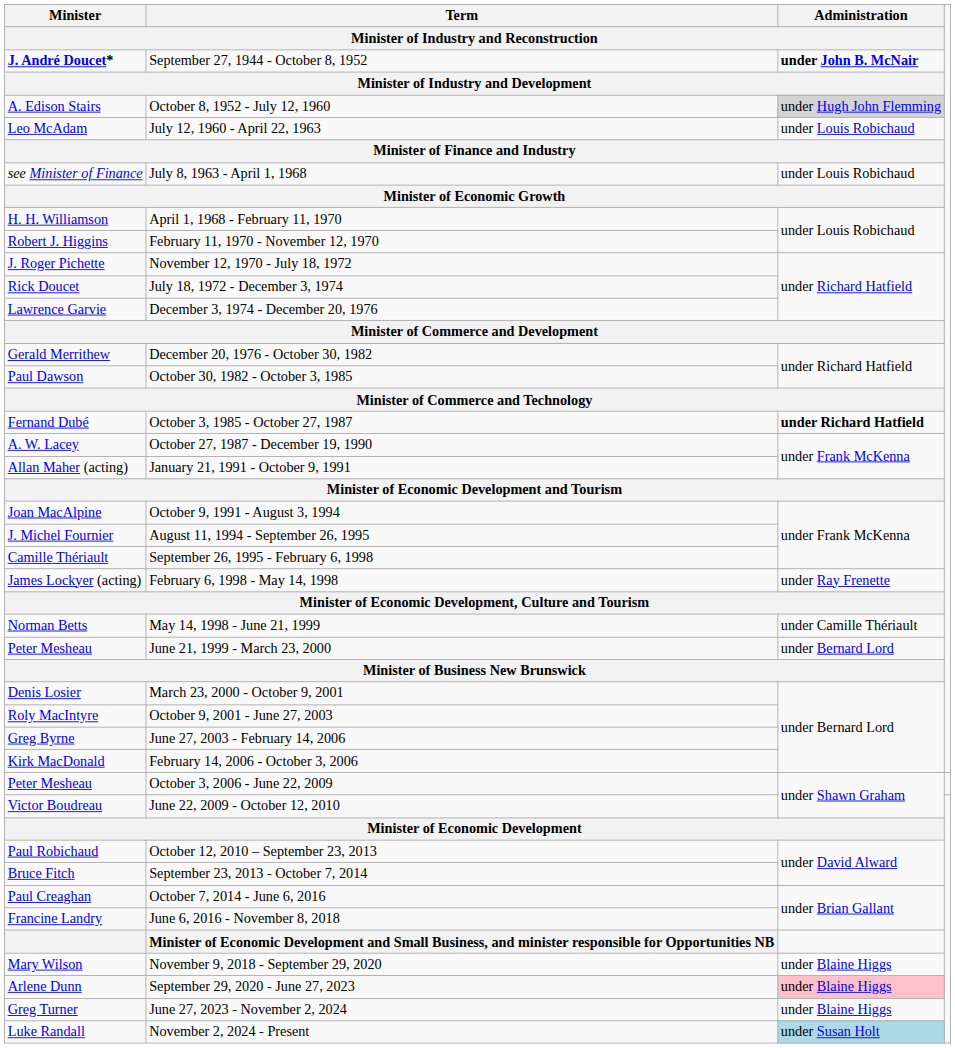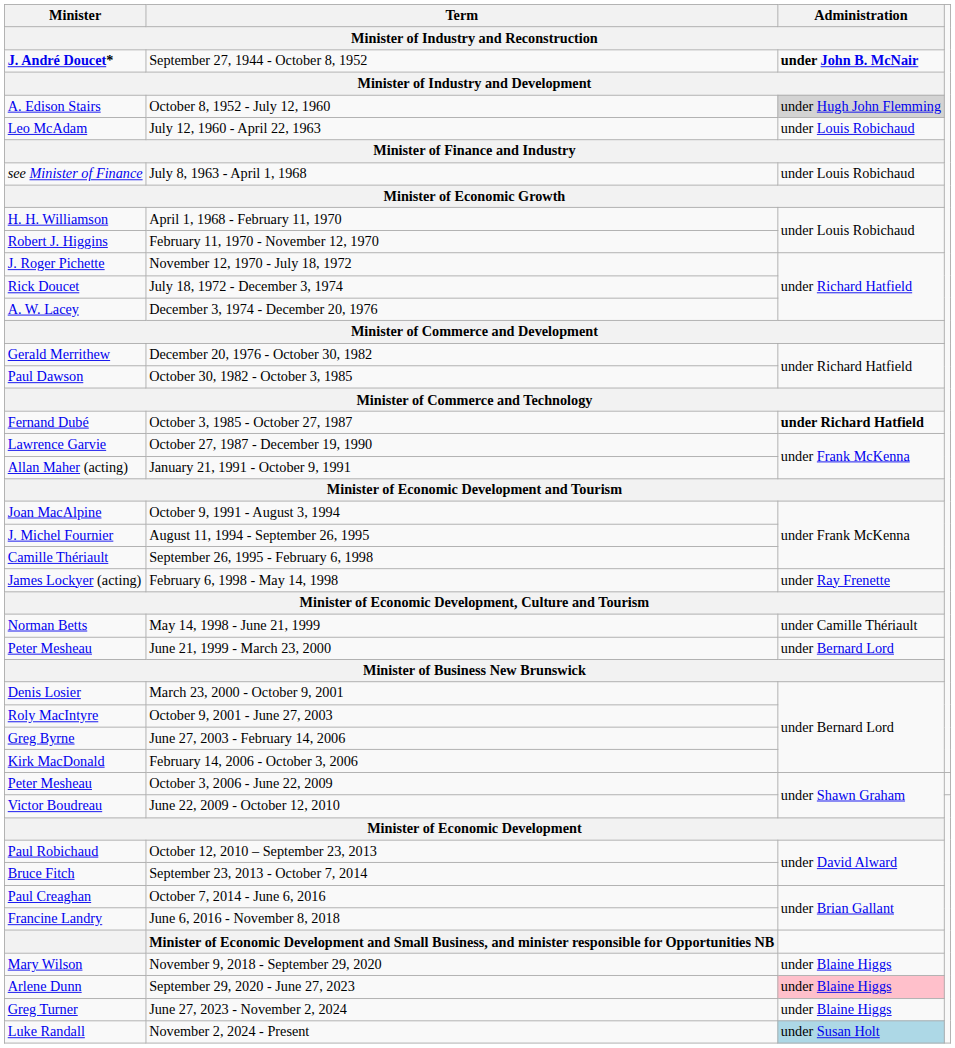(57, 309) Lawrence Garvie -> (43, 309) A. W. Lacey
(43, 444) A. W. Lacey -> (57, 444) Lawrence Garvie
